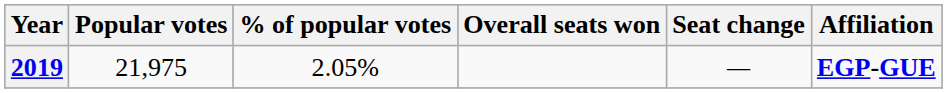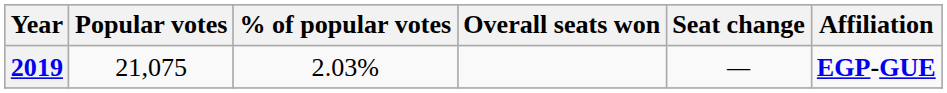(151, 66) 21,975 -> (151, 66) 21,075
(345, 66) 2.05% -> (345, 66) 2.03%
